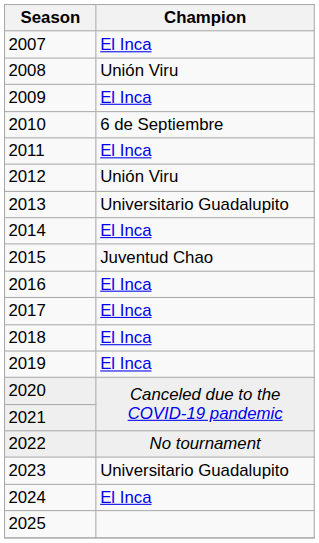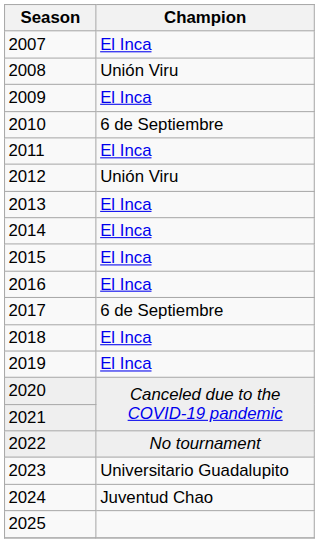(194, 204) Universitario Guadalupito -> (126, 204) El Inca
(157, 257) Juventud Chao -> (126, 257) El Inca
(126, 310) El Inca -> (162, 310) 6 de Septiembre
(126, 497) El Inca -> (157, 497) Juventud Chao
